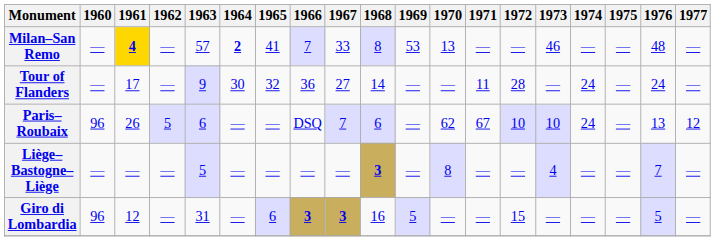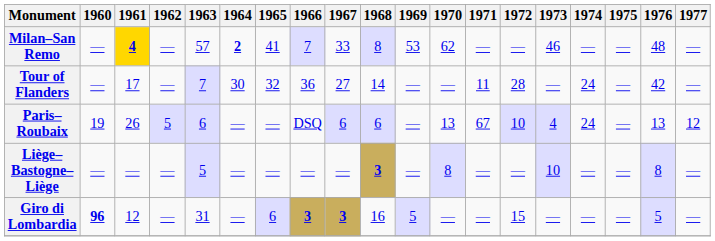(448, 46) 13 -> (448, 46) 62
(202, 84) 9 -> (202, 84) 7
(658, 84) 24 -> (658, 84) 42
(97, 123) 96 -> (97, 123) 19
(343, 123) 7 -> (343, 123) 6
(448, 123) 62 -> (448, 123) 13
(553, 123) 10 -> (553, 123) 4
(553, 170) 4 -> (553, 170) 10
(658, 170) 7 -> (658, 170) 8
(97, 216) normal -> (97, 216) bold
